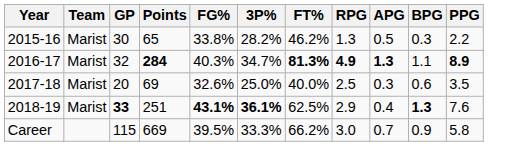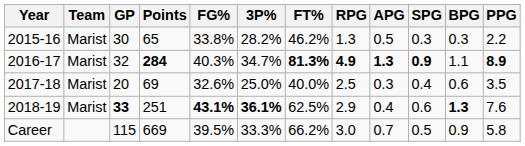+ column: (427, 15)
